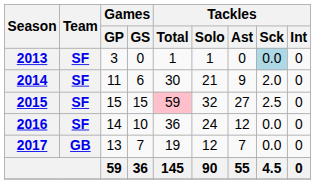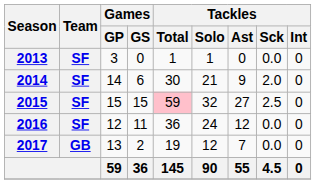(272, 59) lightblue background -> (272, 59) no background
(114, 80) 11 -> (114, 80) 14
(114, 124) 14 -> (114, 124) 12
(140, 124) 10 -> (140, 124) 11
(140, 146) 7 -> (140, 146) 2
